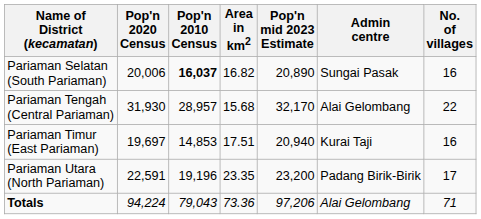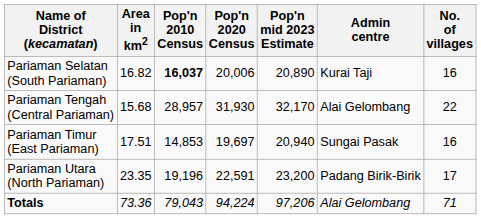columns swapped: (239, 30) <-> (143, 30)
(359, 73) Sungai Pasak -> (346, 73) Kurai Taji
(346, 142) Kurai Taji -> (359, 142) Sungai Pasak
